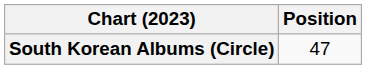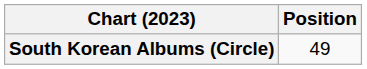(320, 49) 47 -> (320, 49) 49
